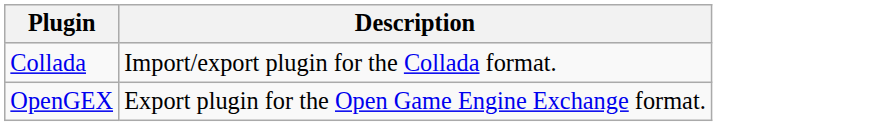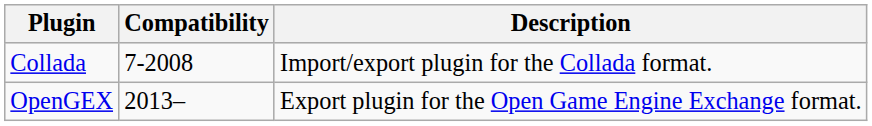+ column: (197, 23)
